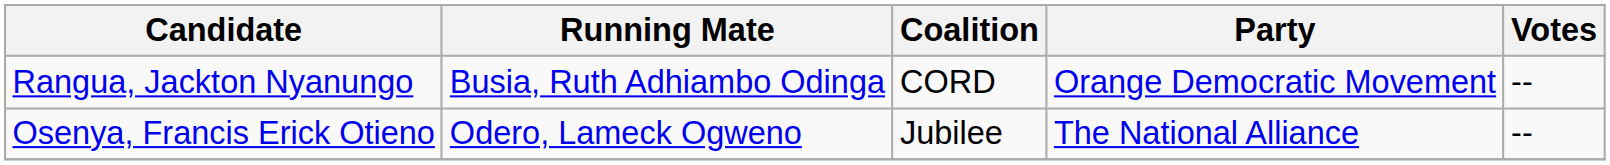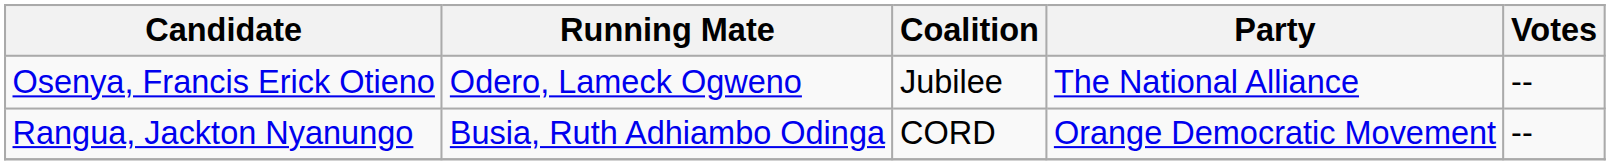rows swapped: (224, 133) <-> (213, 81)
